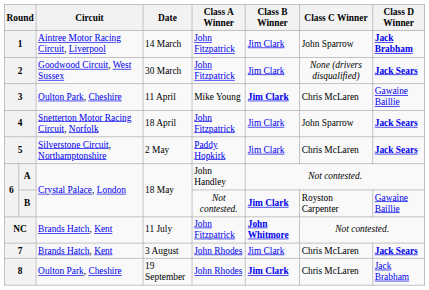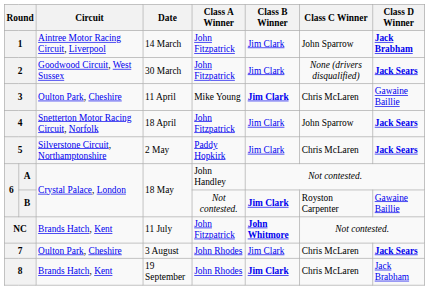(75, 250) Brands Hatch, Kent -> (80, 250) Oulton Park, Cheshire
(80, 271) Oulton Park, Cheshire -> (75, 271) Brands Hatch, Kent
